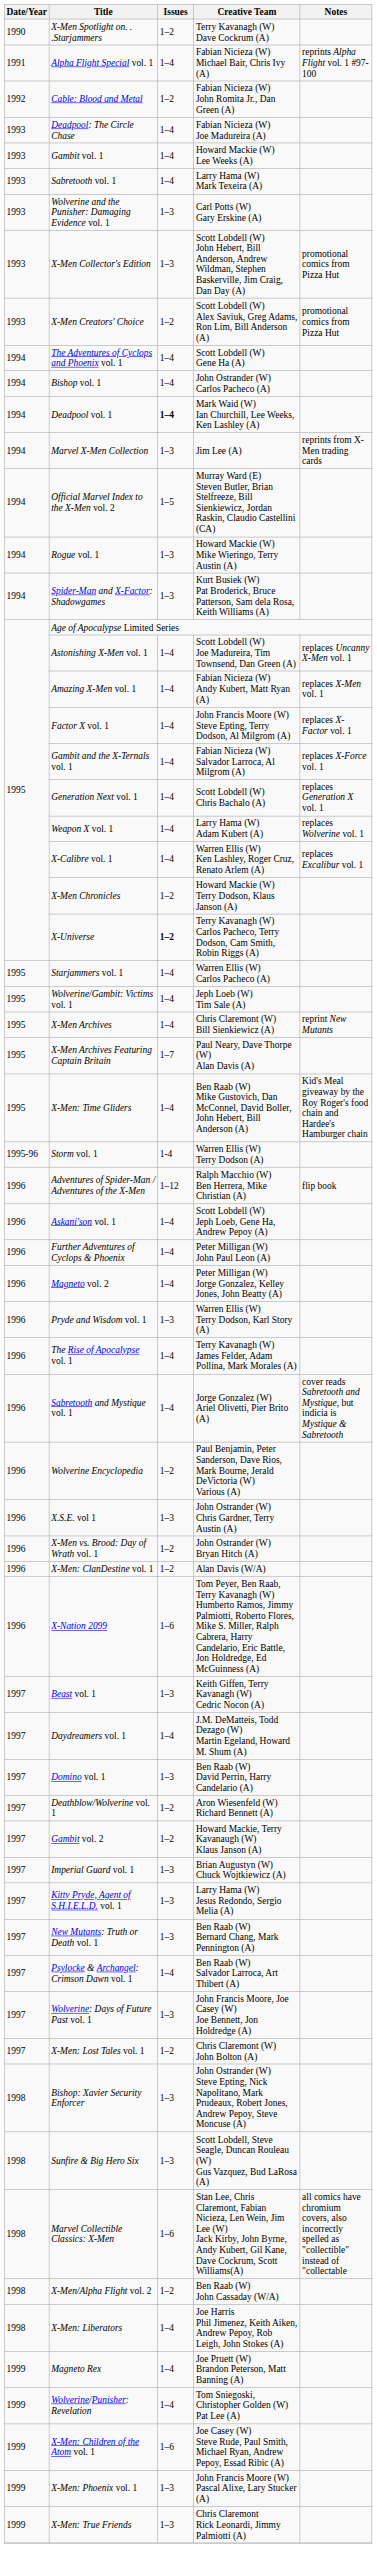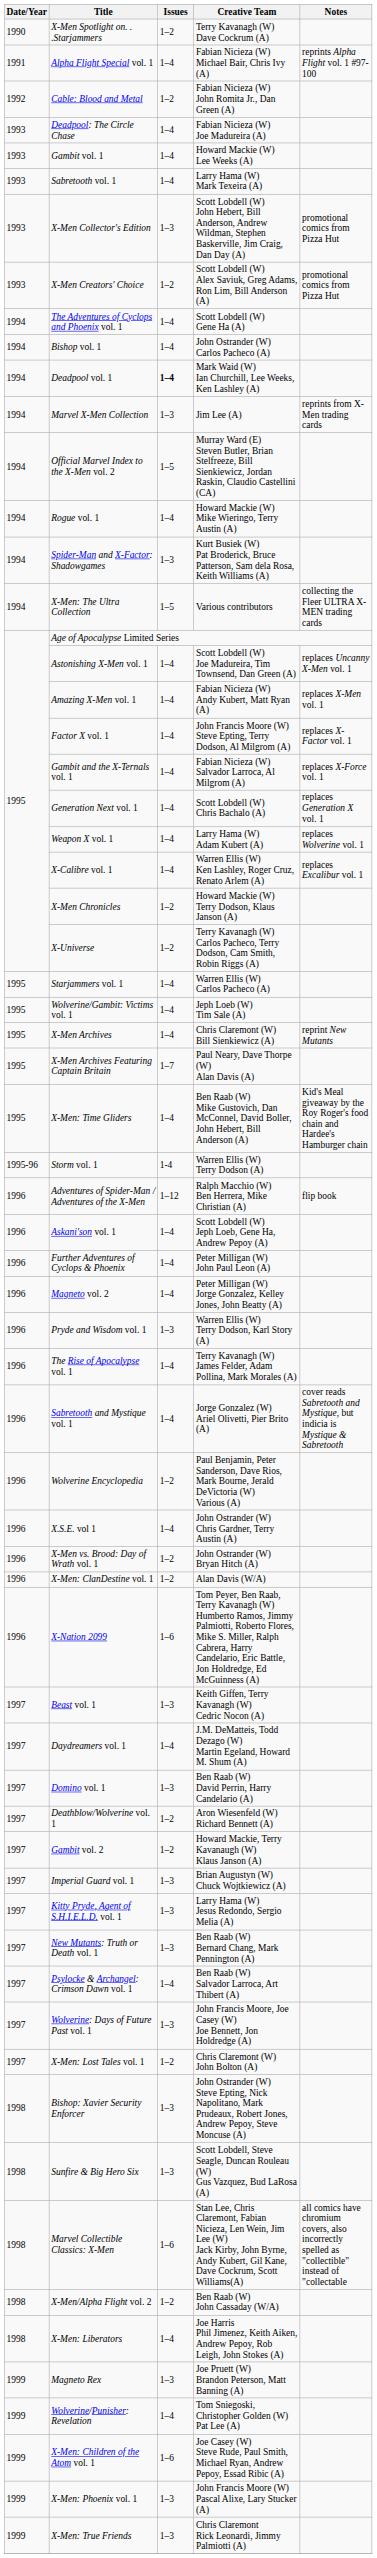- row: (91, 212)
(167, 555) 1–3 -> (167, 518) 1–4
+ row: (85, 607)
(167, 937) bold -> (167, 948) normal
(167, 1517) 1–3 -> (167, 1528) 1–4
(167, 2369) 1–4 -> (167, 2380) 1–3
